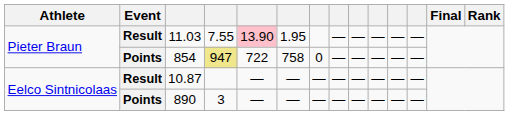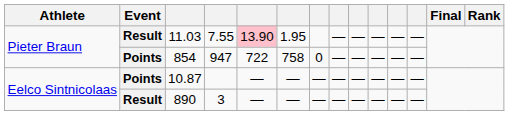(221, 58) khaki background -> (221, 58) no background
(143, 79) Result -> (143, 79) Points
(143, 100) Points -> (143, 100) Result
